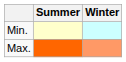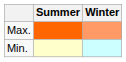rows swapped: (19, 48) <-> (17, 30)
